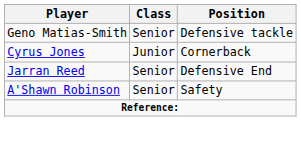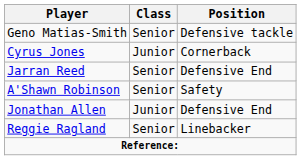+ row: (57, 109)
+ row: (57, 128)
